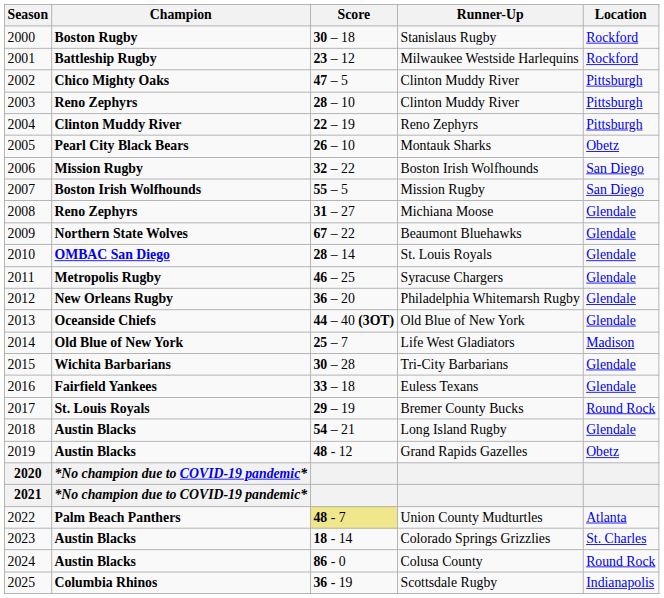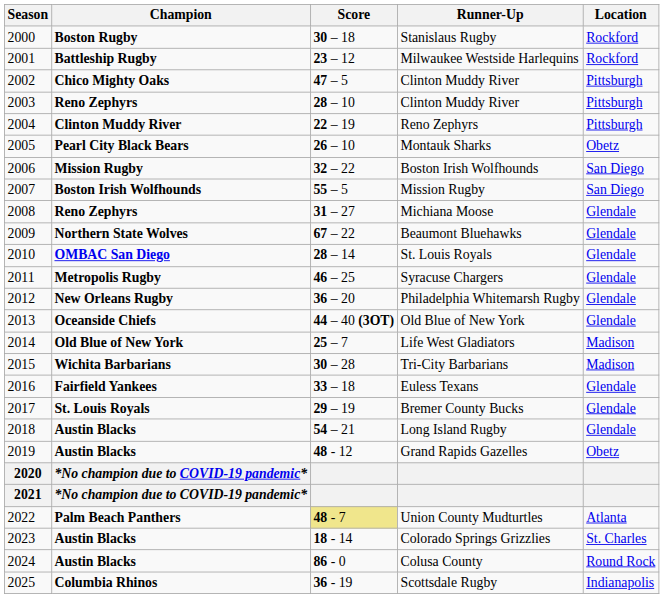(611, 364) Glendale -> (610, 364) Madison
(621, 408) Round Rock -> (611, 408) Glendale
